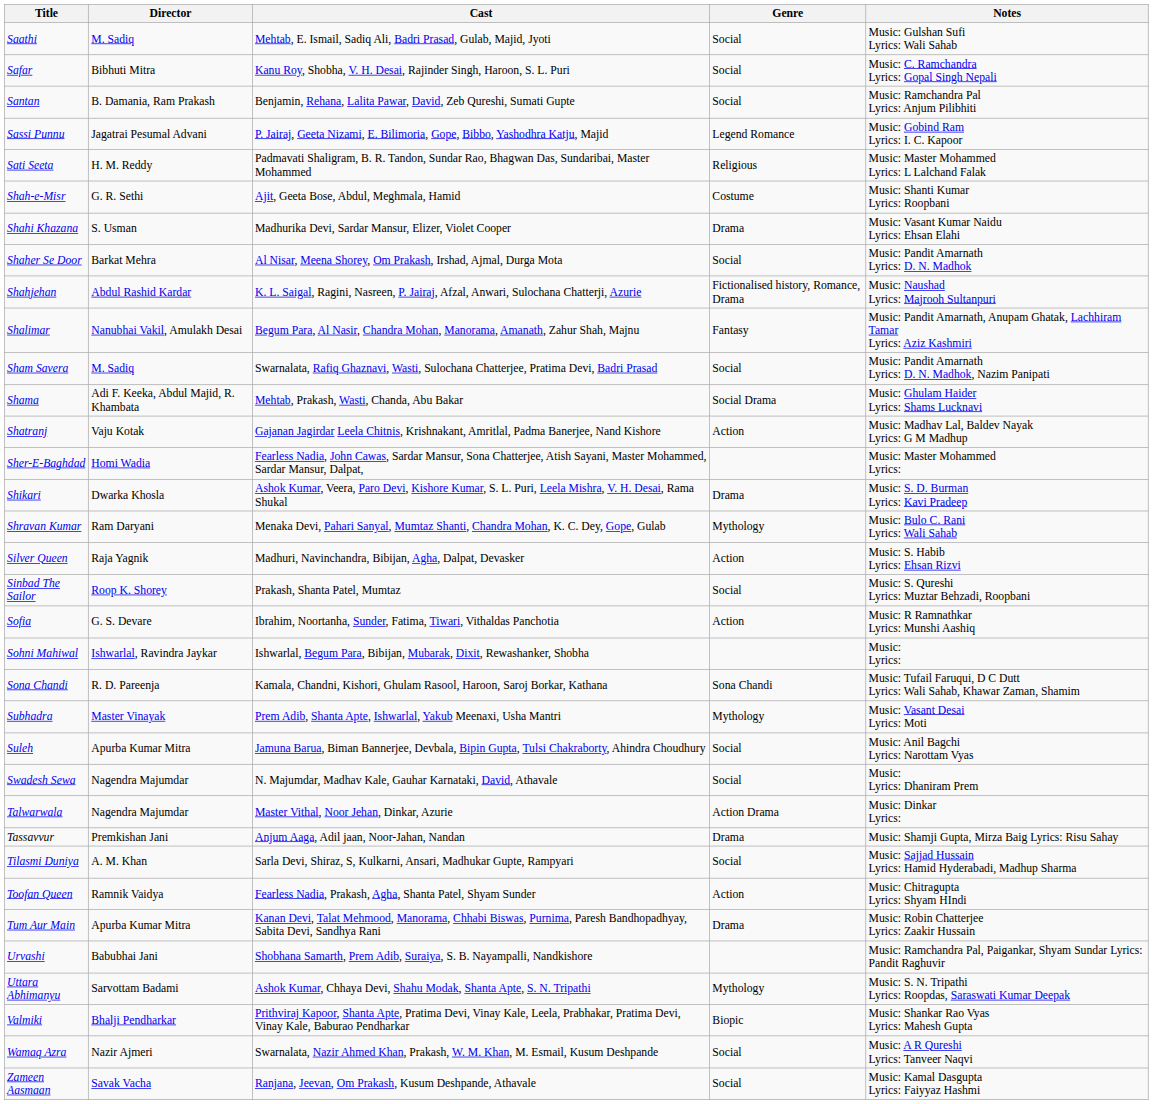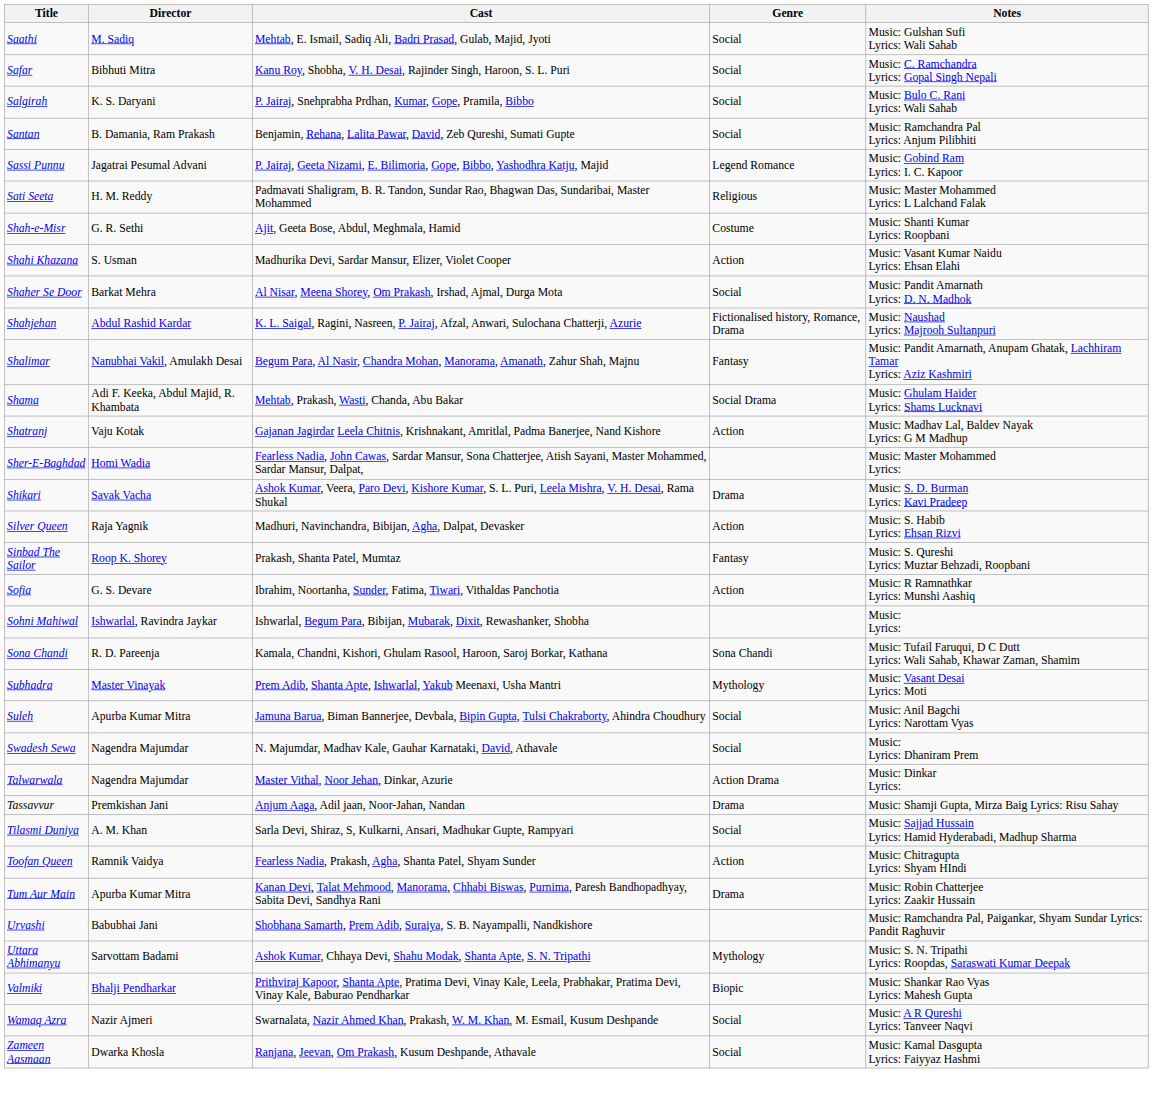+ row: (27, 102)
(728, 228) Drama -> (728, 260) Action
- row: (38, 368)
(128, 495) Dwarka Khosla -> (121, 495) Savak Vacha
- row: (44, 526)
(727, 590) Social -> (731, 558) Fantasy
(121, 1083) Savak Vacha -> (128, 1052) Dwarka Khosla
